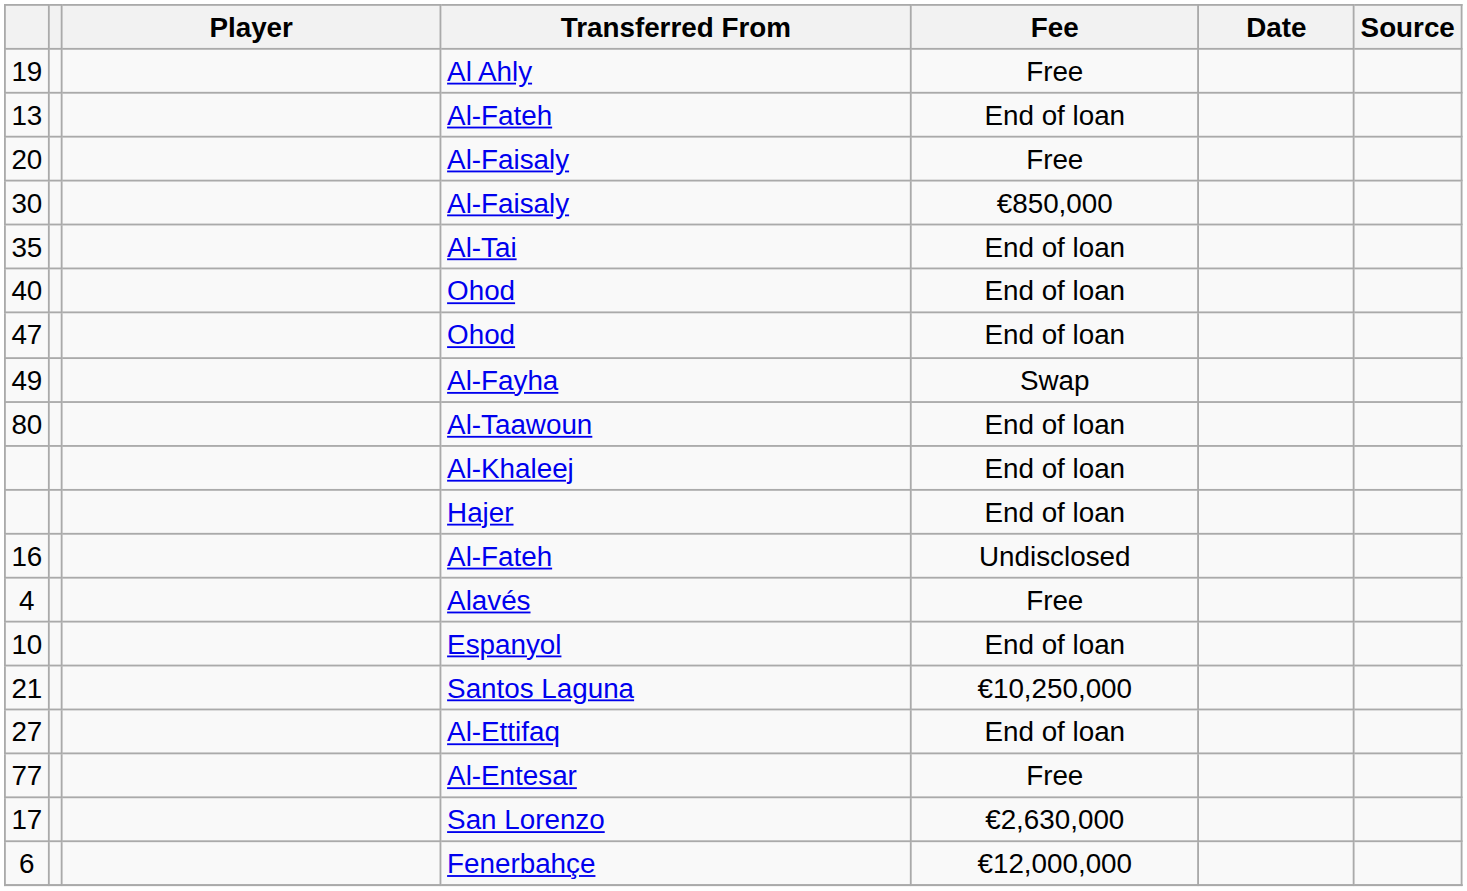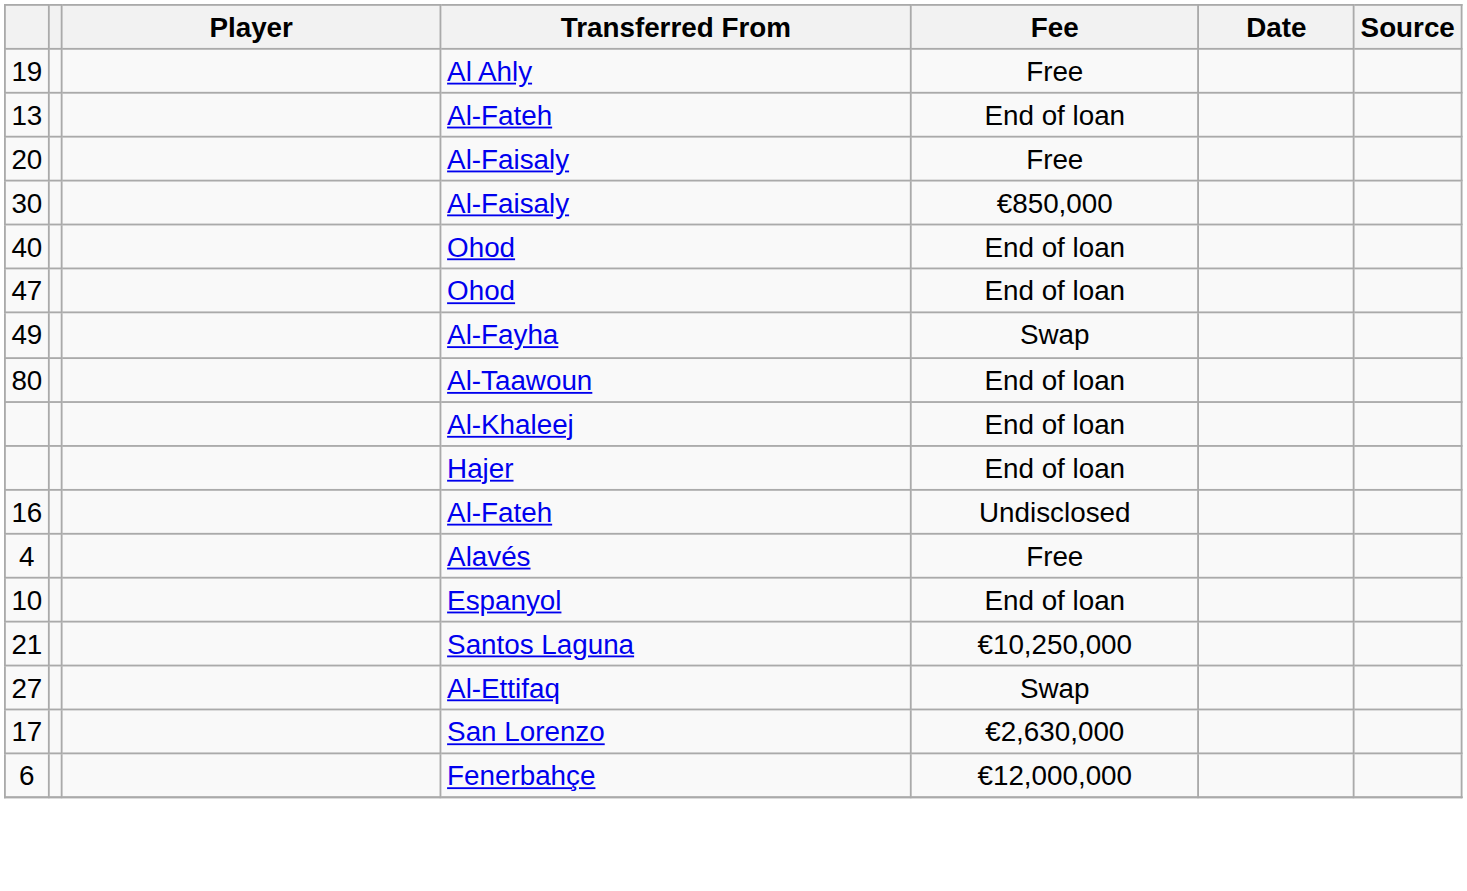- row: (27, 247)
(1055, 732) End of loan -> (1055, 688) Swap
- row: (27, 776)
